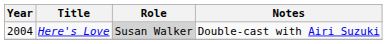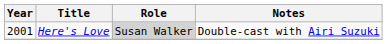(20, 31) 2004 -> (20, 31) 2001
